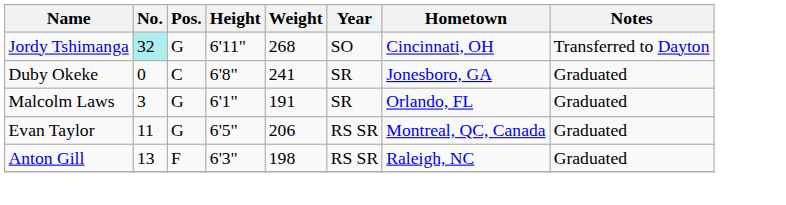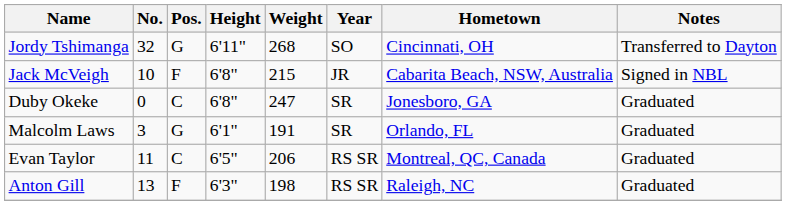(146, 46) paleturquoise background -> (146, 46) no background
+ row: (59, 74)
(282, 74) 241 -> (282, 102) 247
(177, 130) G -> (177, 158) C
